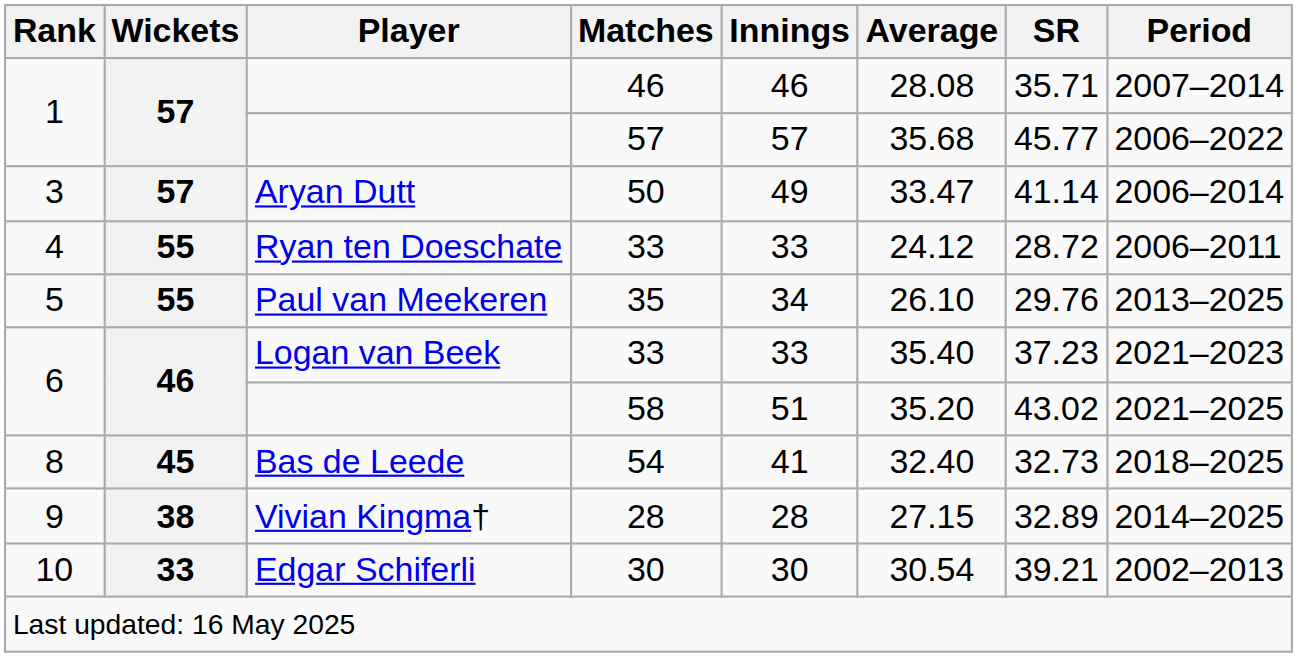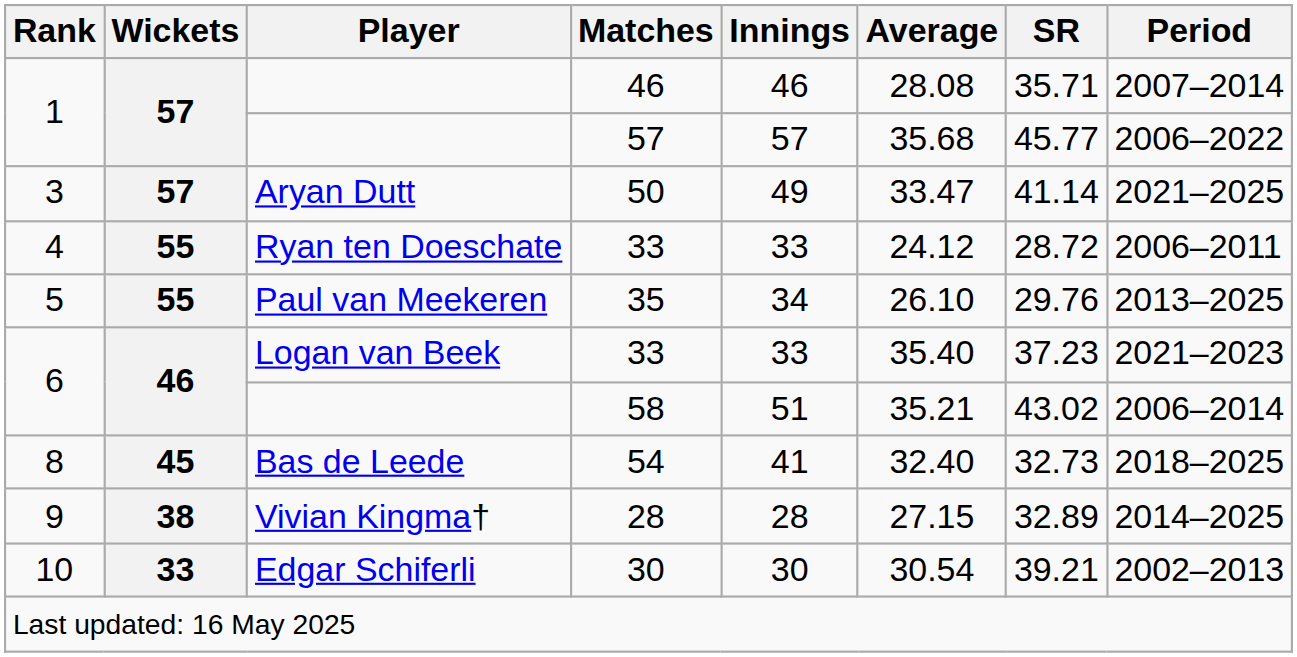(1199, 192) 2006–2014 -> (1199, 192) 2021–2025
(932, 407) 35.20 -> (932, 407) 35.21
(1199, 407) 2021–2025 -> (1199, 407) 2006–2014
